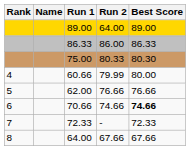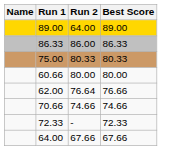- column: (19, 12)
(144, 59) 80.30 -> (115, 59) 80.33
(112, 75) 79.99 -> (83, 75) 80.00
(112, 91) 76.66 -> (83, 91) 76.64
(144, 106) bold -> (115, 106) normal
